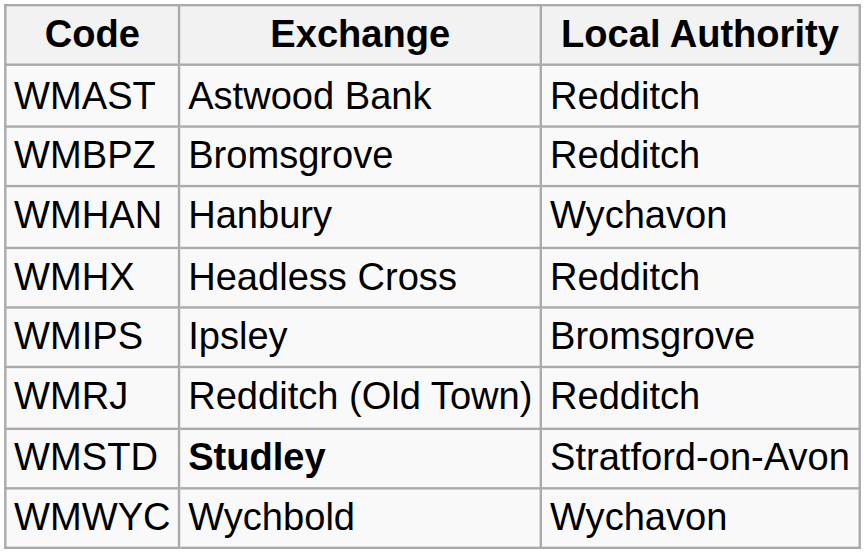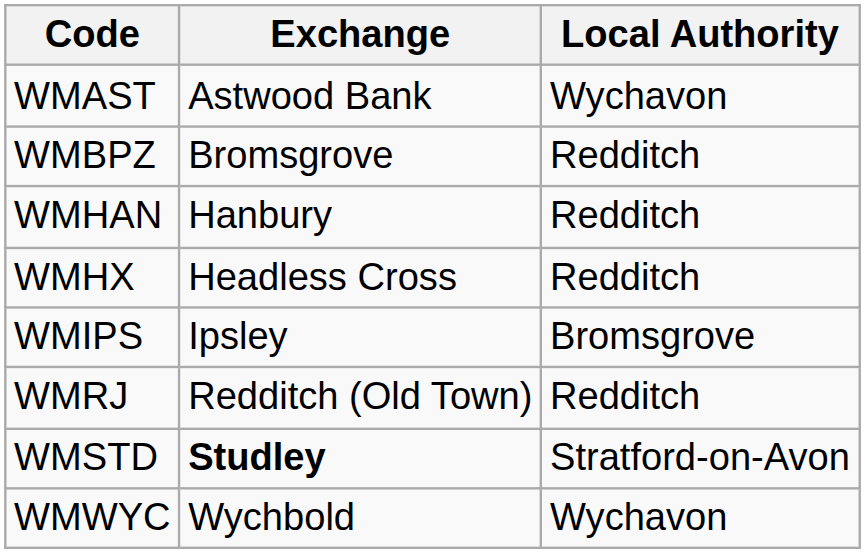(625, 95) Redditch -> (639, 95) Wychavon
(639, 215) Wychavon -> (625, 215) Redditch
